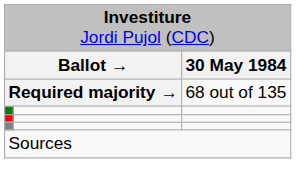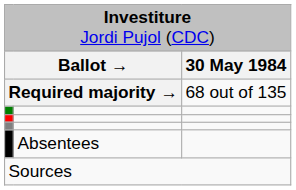+ row: (9, 144)
